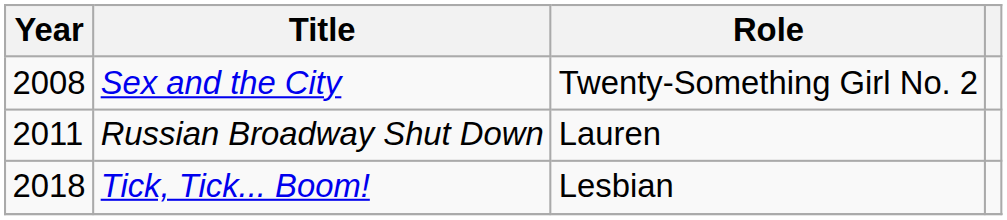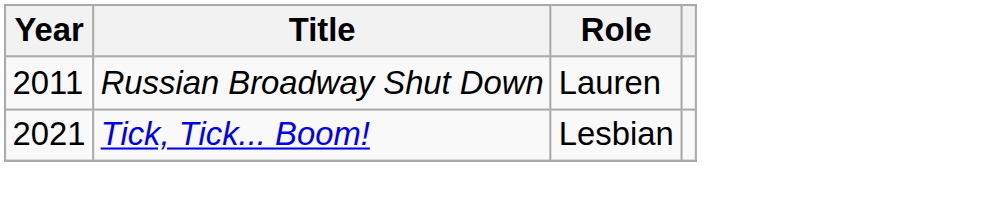- row: (221, 82)
(49, 186) 2018 -> (49, 134) 2021
